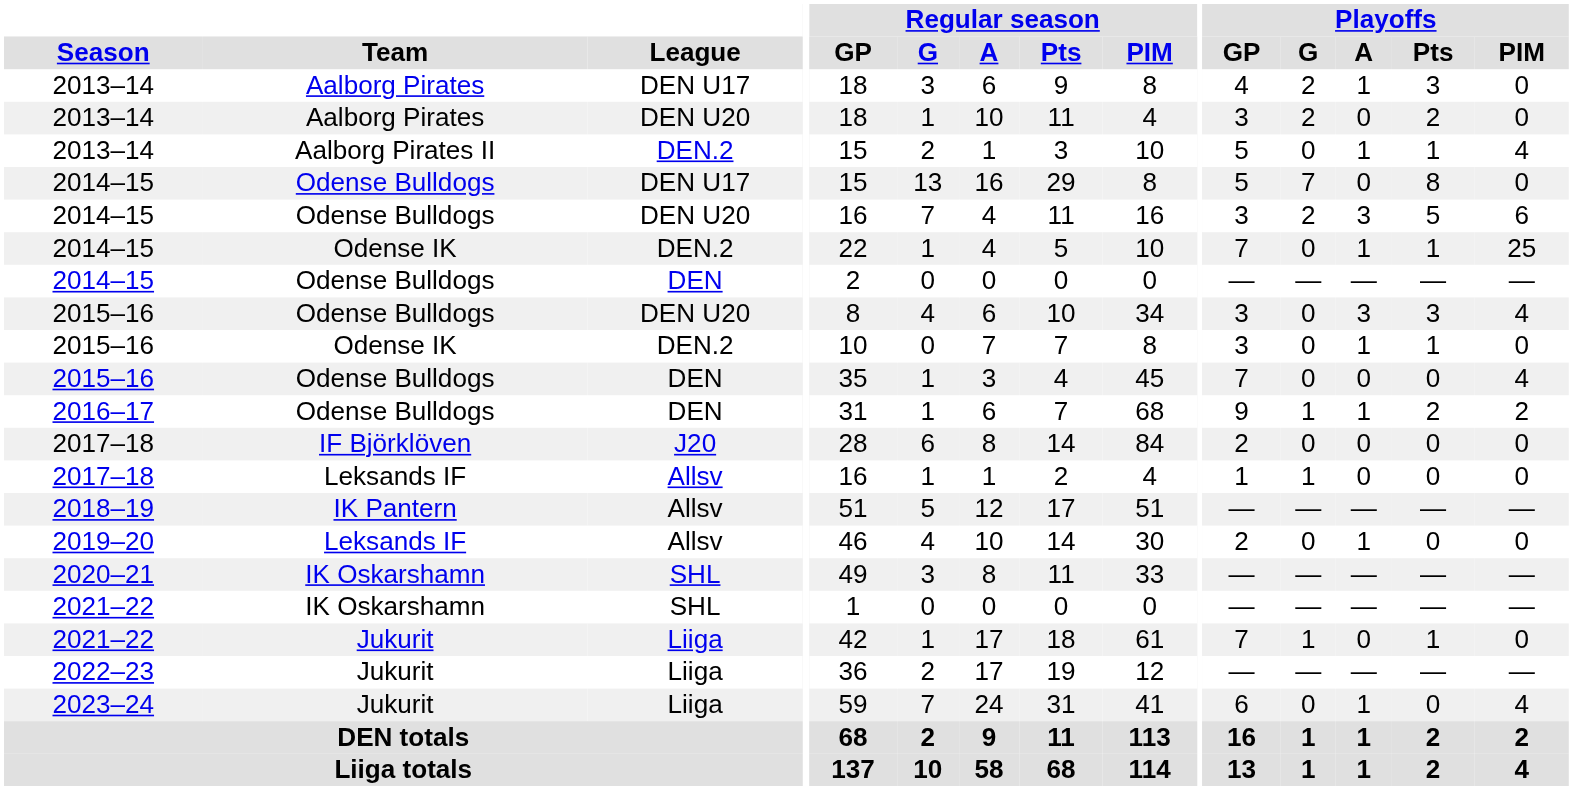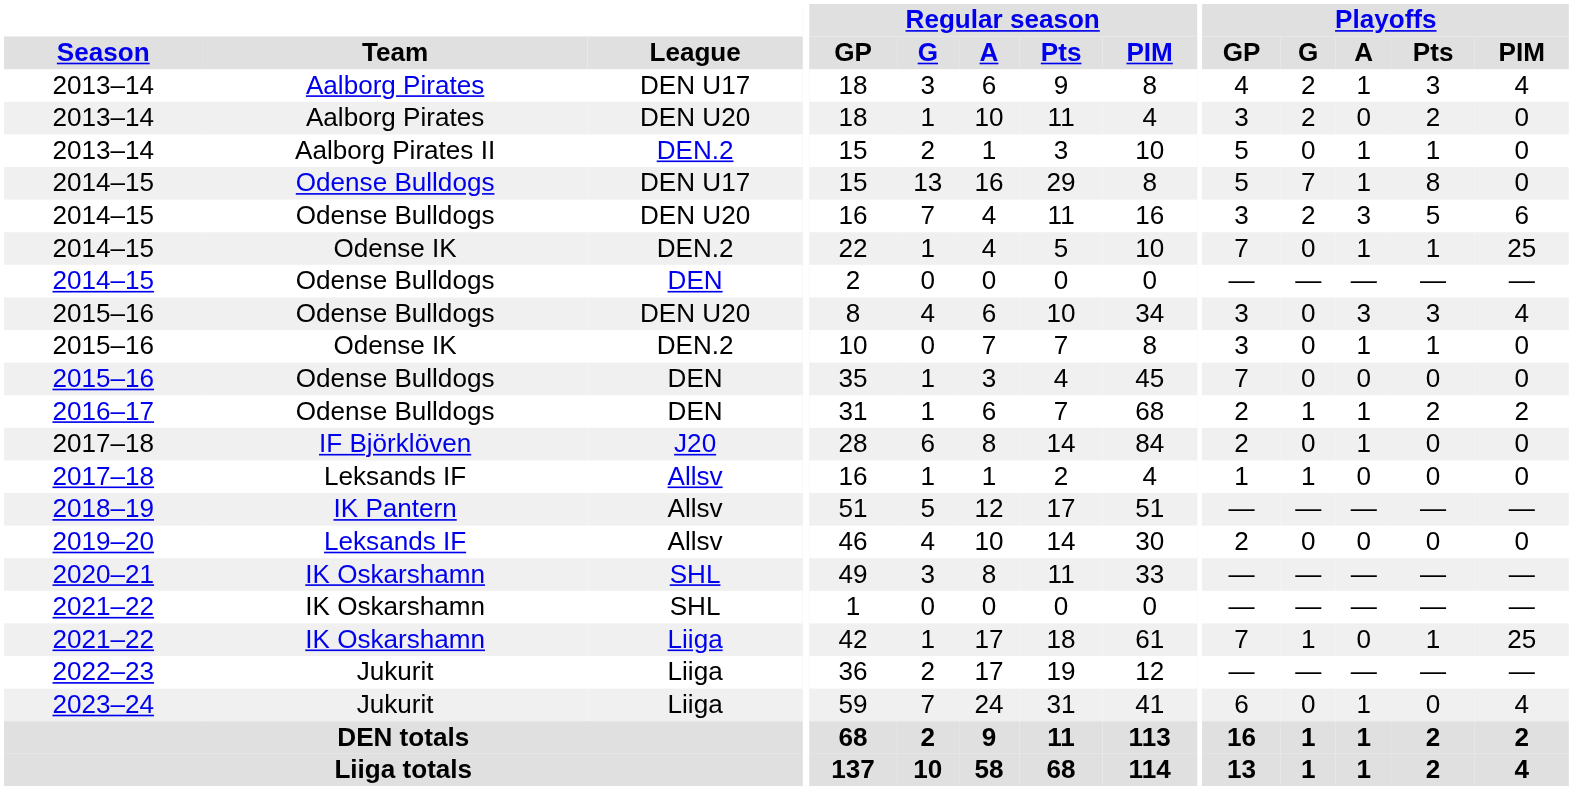(1522, 85) 0 -> (1522, 85) 4
(1522, 150) 4 -> (1522, 150) 0
(1364, 182) 0 -> (1364, 182) 1
(1522, 378) 4 -> (1522, 378) 0
(1242, 411) 9 -> (1242, 411) 2
(1364, 443) 0 -> (1364, 443) 1
(1364, 541) 1 -> (1364, 541) 0
(395, 639) Jukurit -> (395, 639) IK Oskarshamn
(1522, 639) 0 -> (1522, 639) 25
